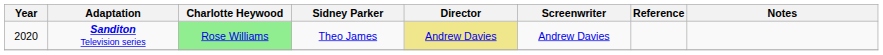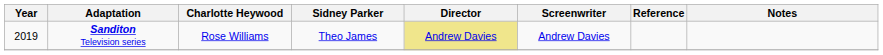(26, 36) 2020 -> (26, 36) 2019
(235, 36) lightgreen background -> (235, 36) no background
